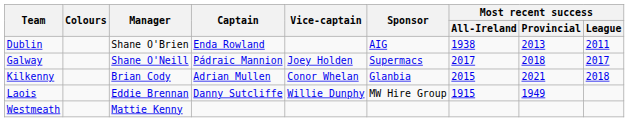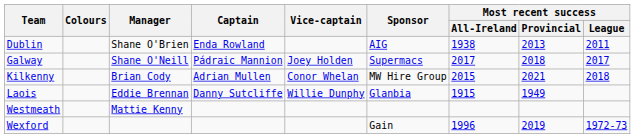(390, 77) Glanbia -> (408, 77) MW Hire Group
(408, 93) MW Hire Group -> (390, 93) Glanbia
+ row: (28, 125)
